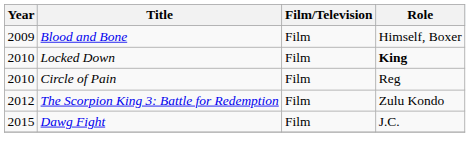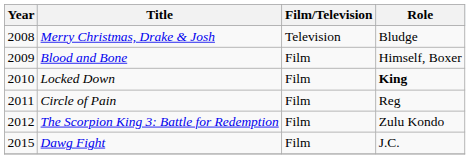+ row: (128, 36)
(21, 79) 2010 -> (21, 100) 2011
